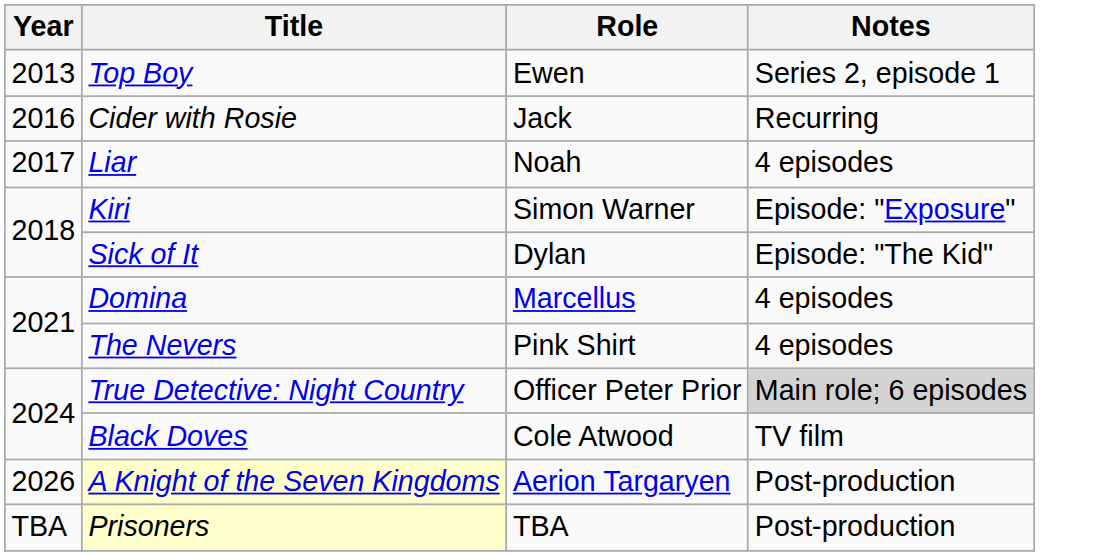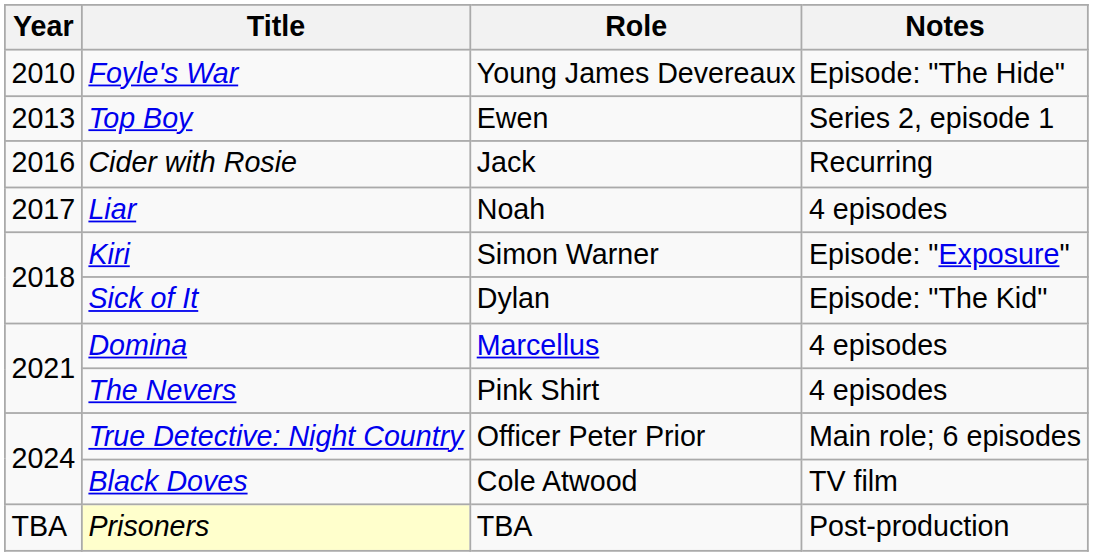+ row: (163, 72)
(891, 390) lightgrey background -> (945, 436) no background
- row: (294, 481)
